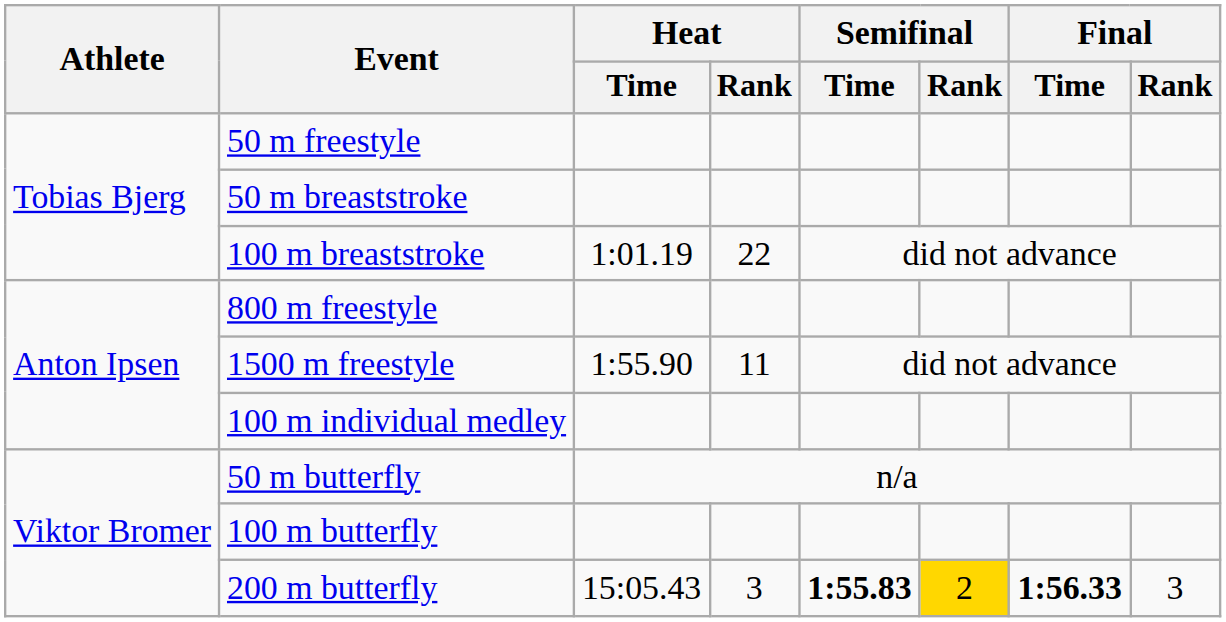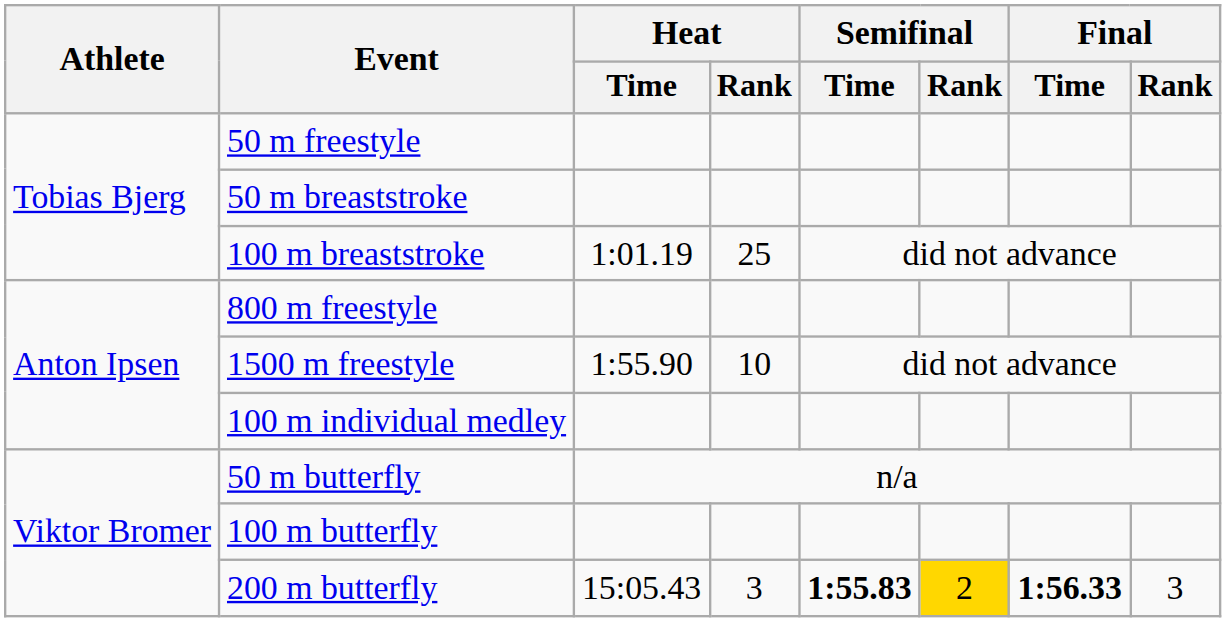(754, 253) 22 -> (754, 253) 25
(754, 364) 11 -> (754, 364) 10
